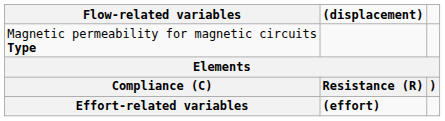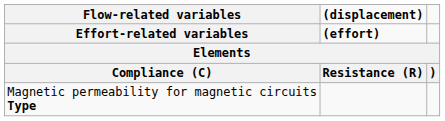rows swapped: (162, 106) <-> (162, 41)
